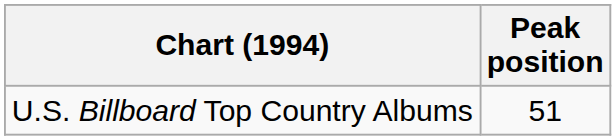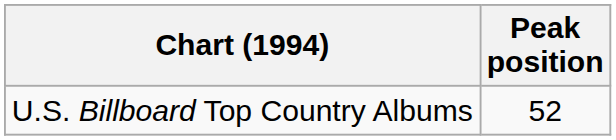(545, 109) 51 -> (545, 109) 52
